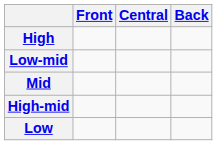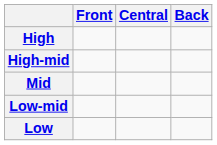rows swapped: (39, 106) <-> (39, 60)
